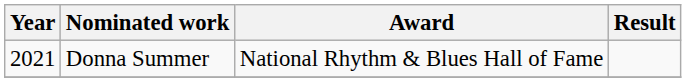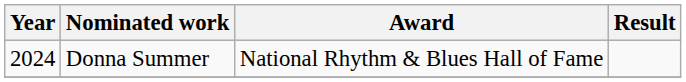(33, 58) 2021 -> (33, 58) 2024
